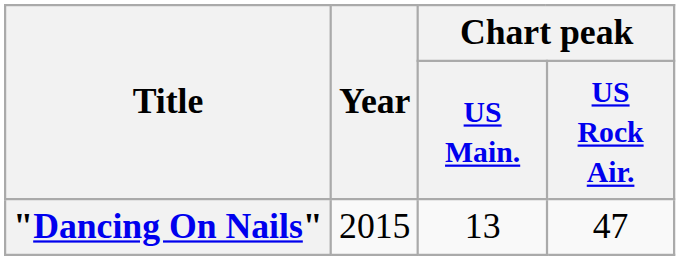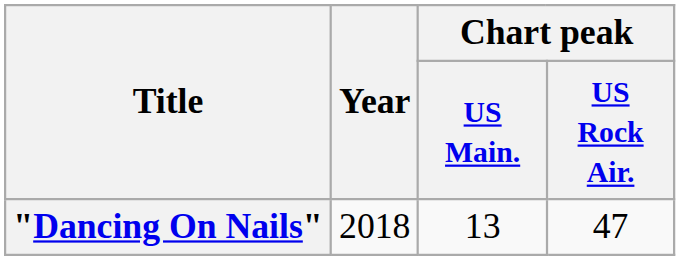(375, 226) 2015 -> (375, 226) 2018
